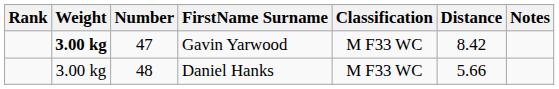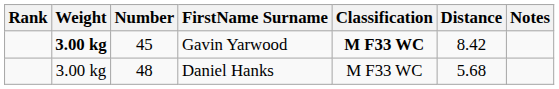(144, 44) 47 -> (144, 44) 45
(384, 44) normal -> (384, 44) bold
(471, 71) 5.66 -> (471, 71) 5.68
